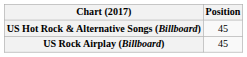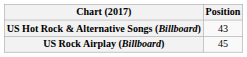(223, 28) 45 -> (223, 28) 43
